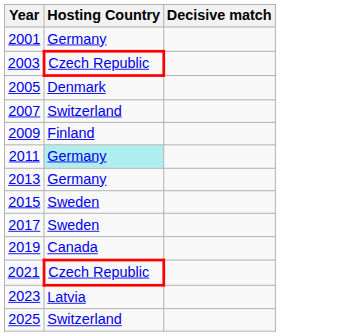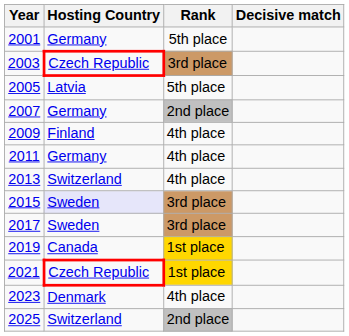+ column: (198, 15)
(77, 88) Denmark -> (67, 88) Latvia
(85, 110) Switzerland -> (77, 110) Germany
(77, 156) paleturquoise background -> (77, 156) no background
(77, 179) Germany -> (85, 179) Switzerland
(73, 202) no background -> (73, 202) lavender background
(67, 297) Latvia -> (77, 297) Denmark
